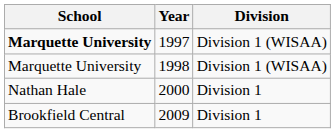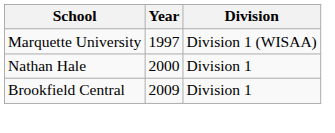(80, 41) bold -> (75, 41) normal
- row: (174, 66)
